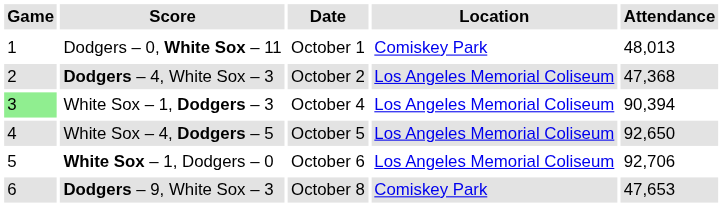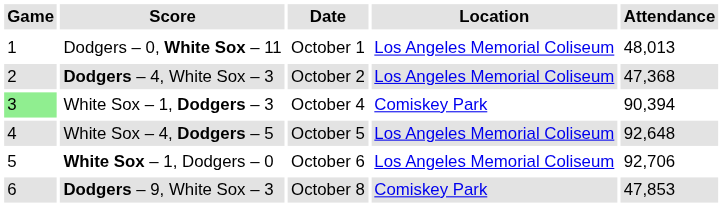(431, 48) Comiskey Park -> (494, 48) Los Angeles Memorial Coliseum
(494, 104) Los Angeles Memorial Coliseum -> (431, 104) Comiskey Park
(649, 133) 92,650 -> (649, 133) 92,648
(649, 189) 47,653 -> (649, 189) 47,853
